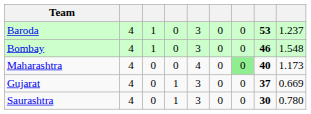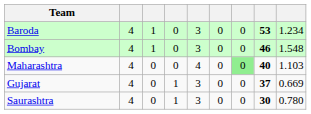(291, 30) 1.237 -> (291, 30) 1.234
(291, 65) 1.173 -> (291, 65) 1.103
